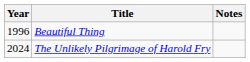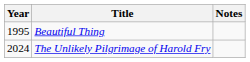(18, 31) 1996 -> (18, 31) 1995
